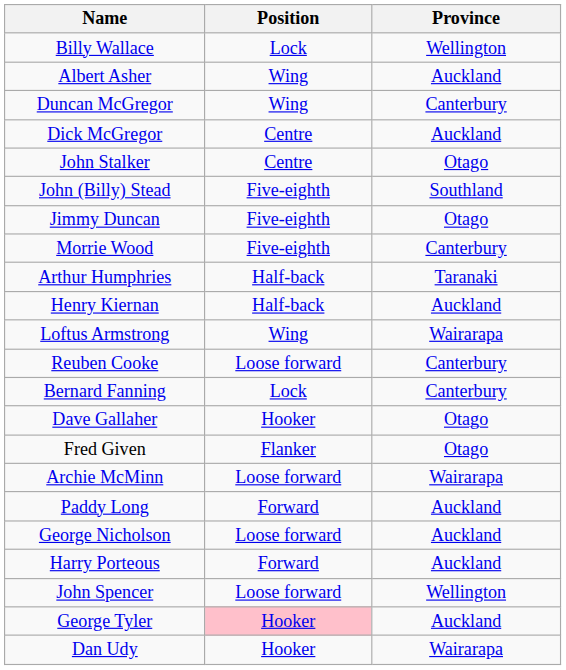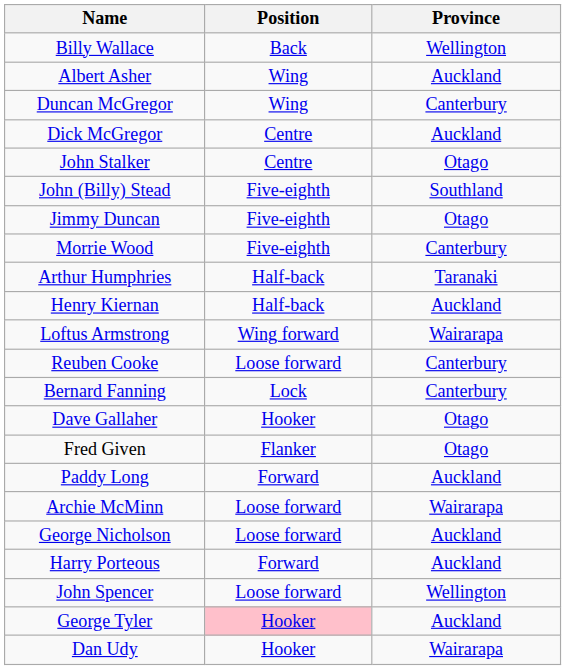(288, 47) Lock -> (288, 47) Back
(288, 334) Wing -> (288, 334) Wing forward
rows swapped: (105, 506) <-> (105, 477)
